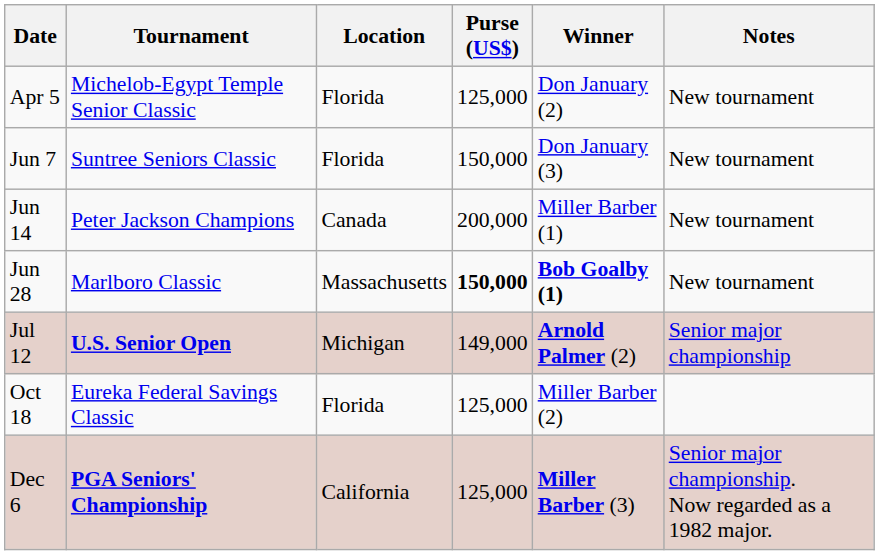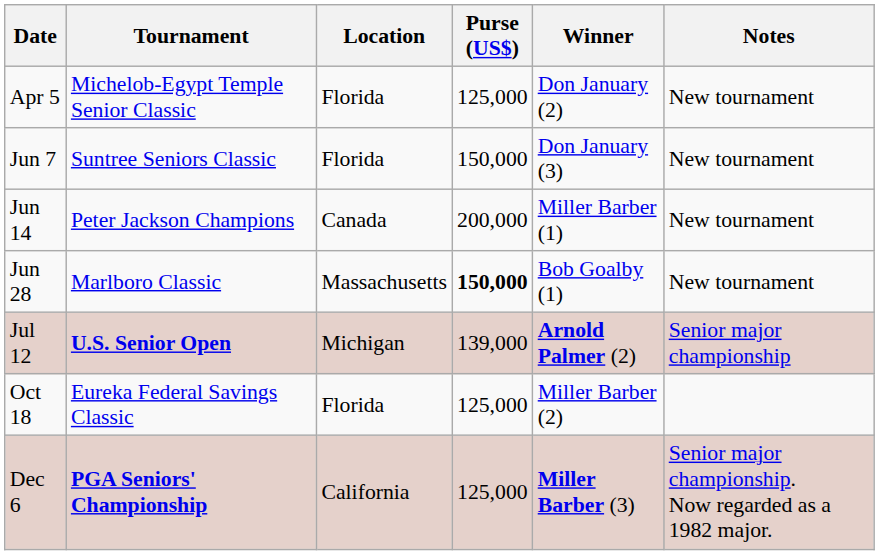(593, 281) bold -> (591, 281) normal
(492, 343) 149,000 -> (492, 343) 139,000
